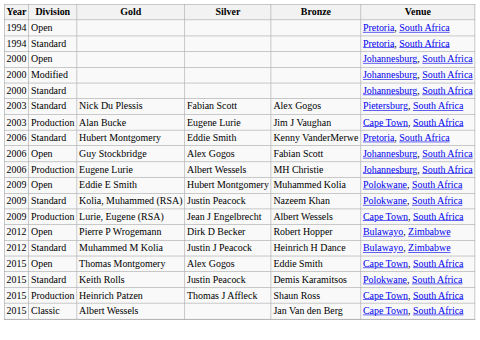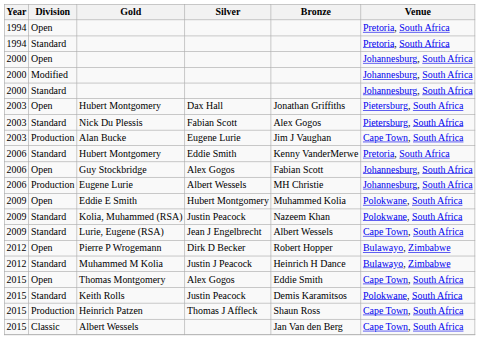+ row: (17, 106)
(53, 216) Production -> (49, 232) Standard
